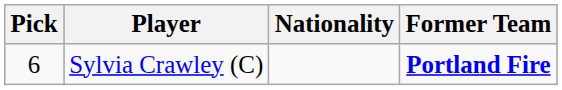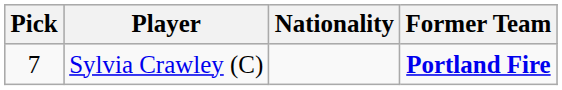(34, 63) 6 -> (34, 63) 7
